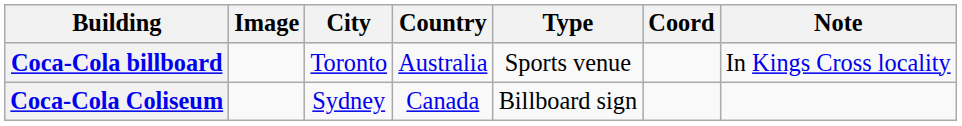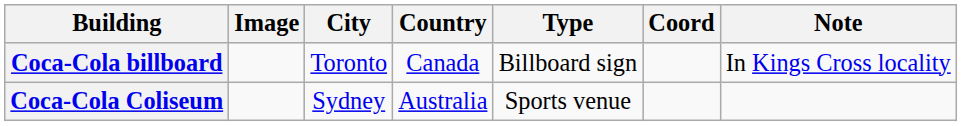(443, 62) Australia -> (443, 62) Canada
(568, 62) Sports venue -> (568, 62) Billboard sign
(443, 100) Canada -> (443, 100) Australia
(568, 100) Billboard sign -> (568, 100) Sports venue
